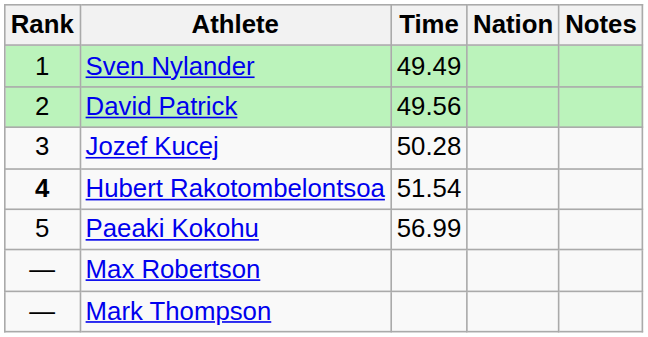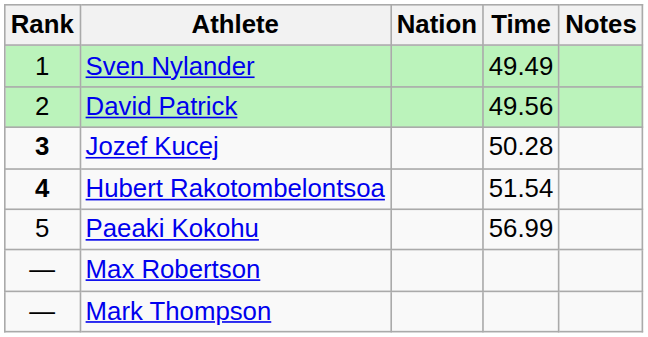columns swapped: (513, 24) <-> (429, 24)
(42, 147) normal -> (42, 147) bold
